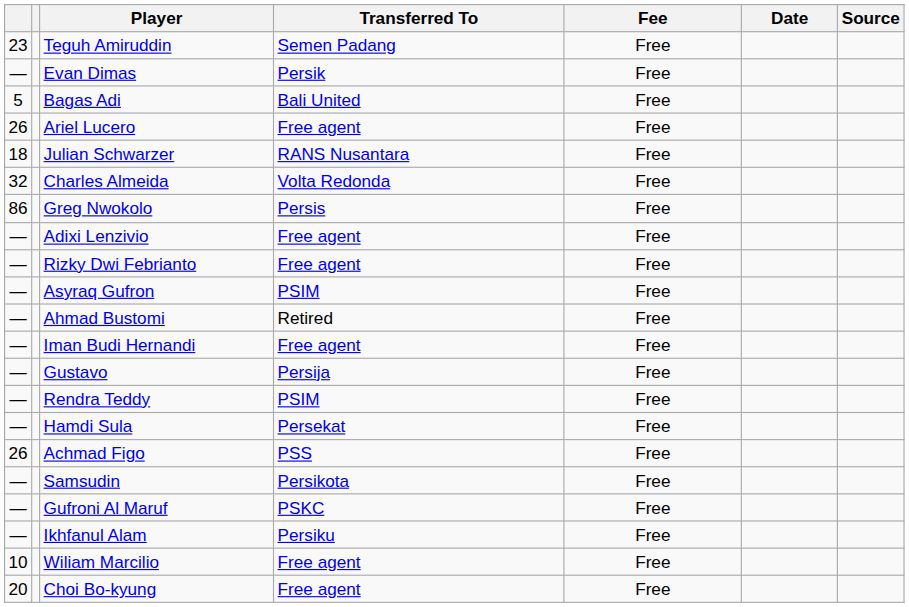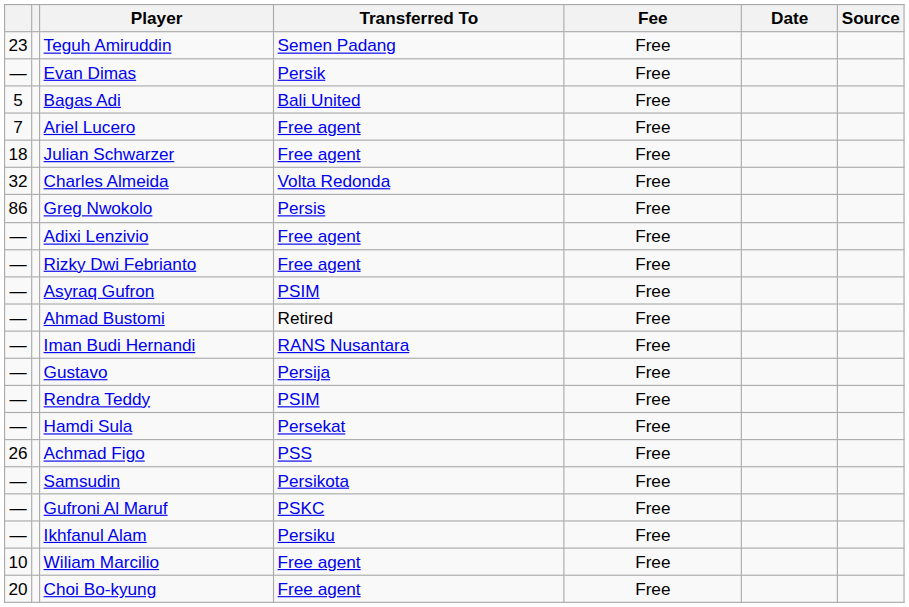(18, 127) 26 -> (18, 127) 7
(343, 154) RANS Nusantara -> (319, 154) Free agent
(319, 345) Free agent -> (343, 345) RANS Nusantara
